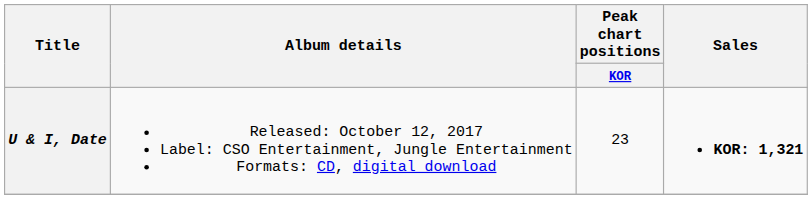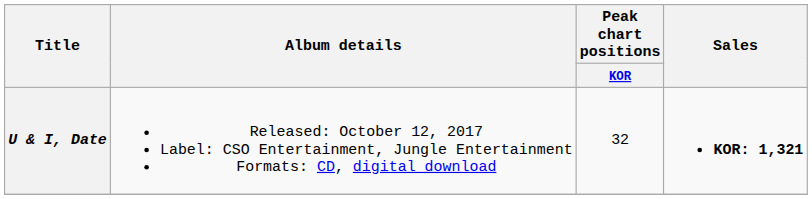(620, 141) 23 -> (620, 141) 32
